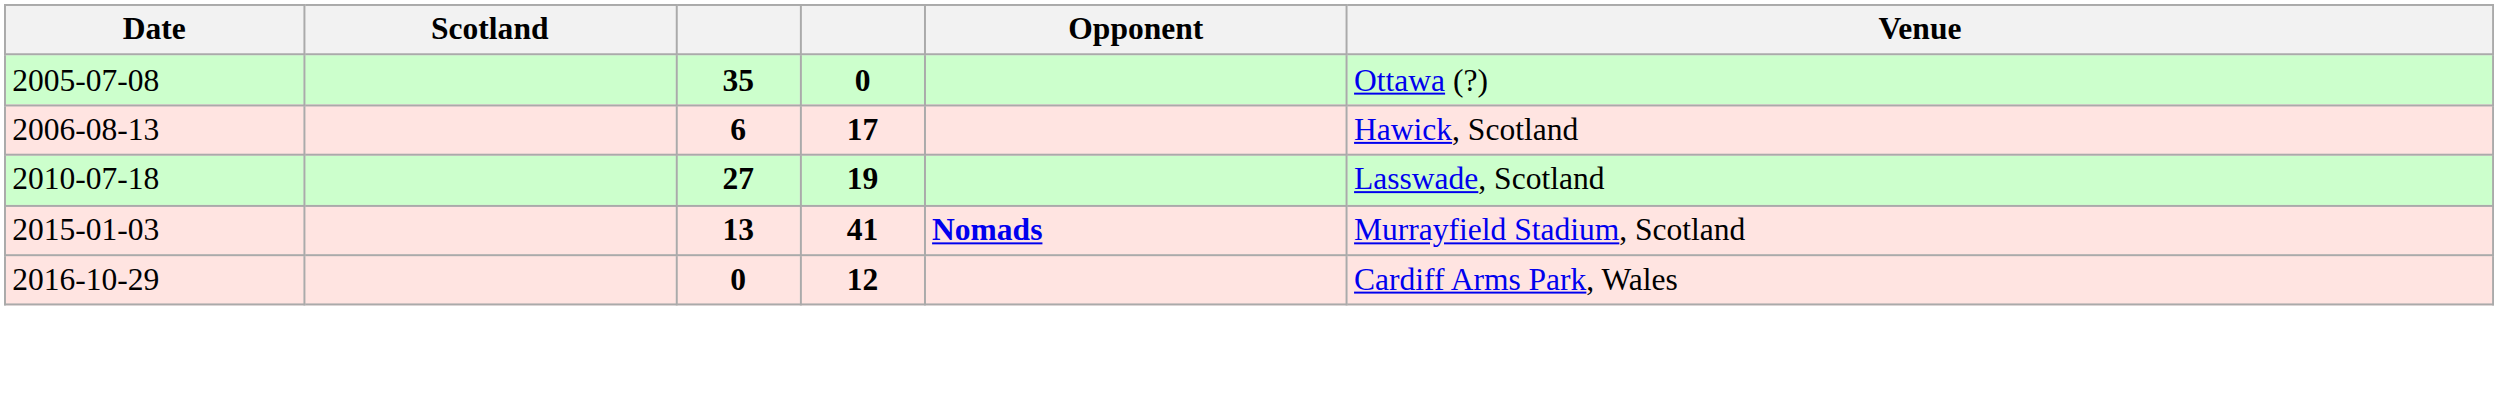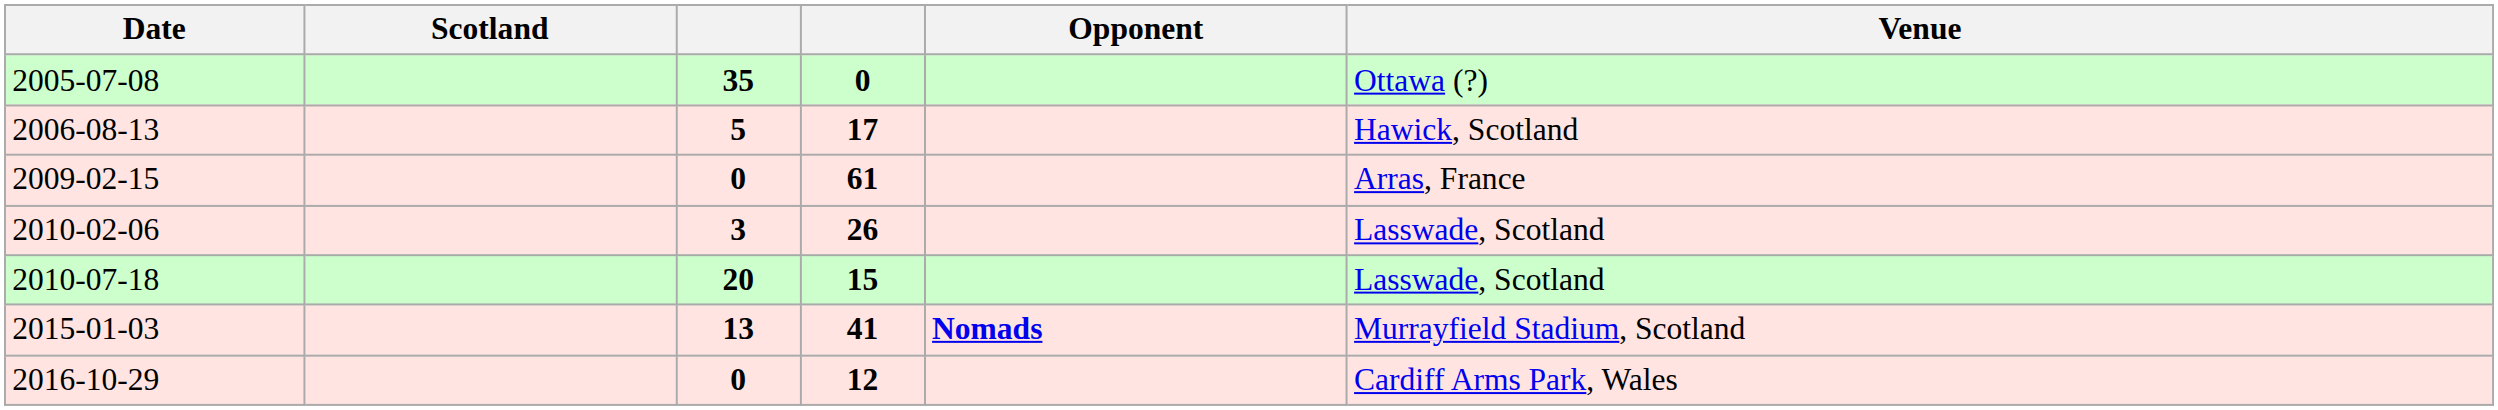(738, 129) 6 -> (738, 129) 5
+ row: (86, 179)
+ row: (86, 229)
(738, 179) 27 -> (738, 279) 20
(863, 179) 19 -> (863, 279) 15
